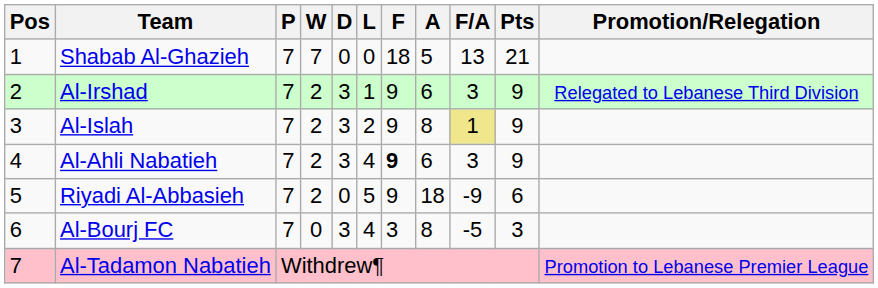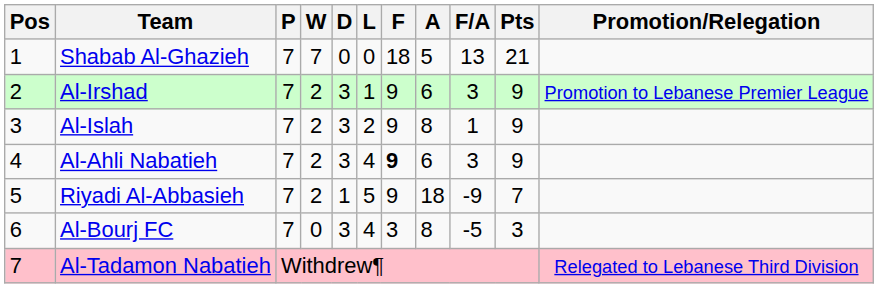(706, 92) Relegated to Lebanese Third Division -> (706, 92) Promotion to Lebanese Premier League
(473, 126) khaki background -> (473, 126) no background
(344, 195) 0 -> (344, 195) 1
(517, 195) 6 -> (517, 195) 7
(706, 266) Promotion to Lebanese Premier League -> (706, 266) Relegated to Lebanese Third Division
